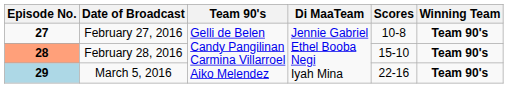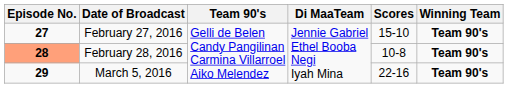(394, 33) 10-8 -> (394, 33) 15-10
(394, 53) 15-10 -> (394, 53) 10-8
(42, 73) lightblue background -> (42, 73) no background
